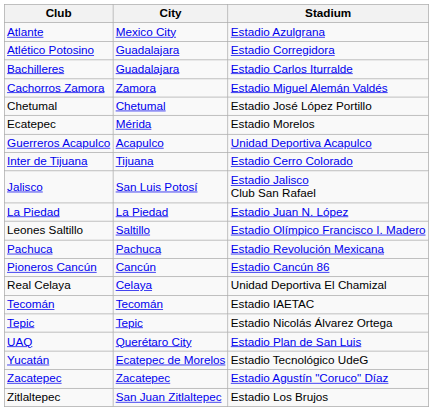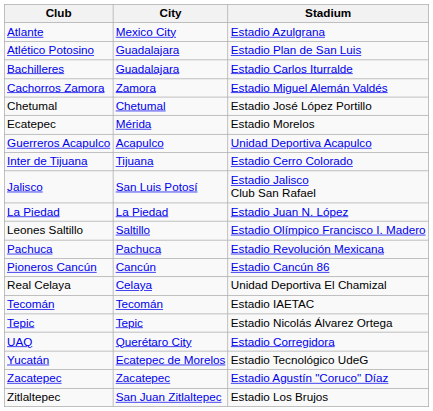(283, 50) Estadio Corregidora -> (296, 50) Estadio Plan de San Luis
(296, 341) Estadio Plan de San Luis -> (283, 341) Estadio Corregidora
